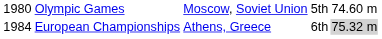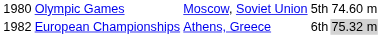(17, 26) 1984 -> (17, 26) 1982
